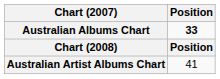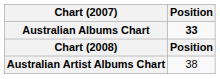(192, 64) 41 -> (192, 64) 38
